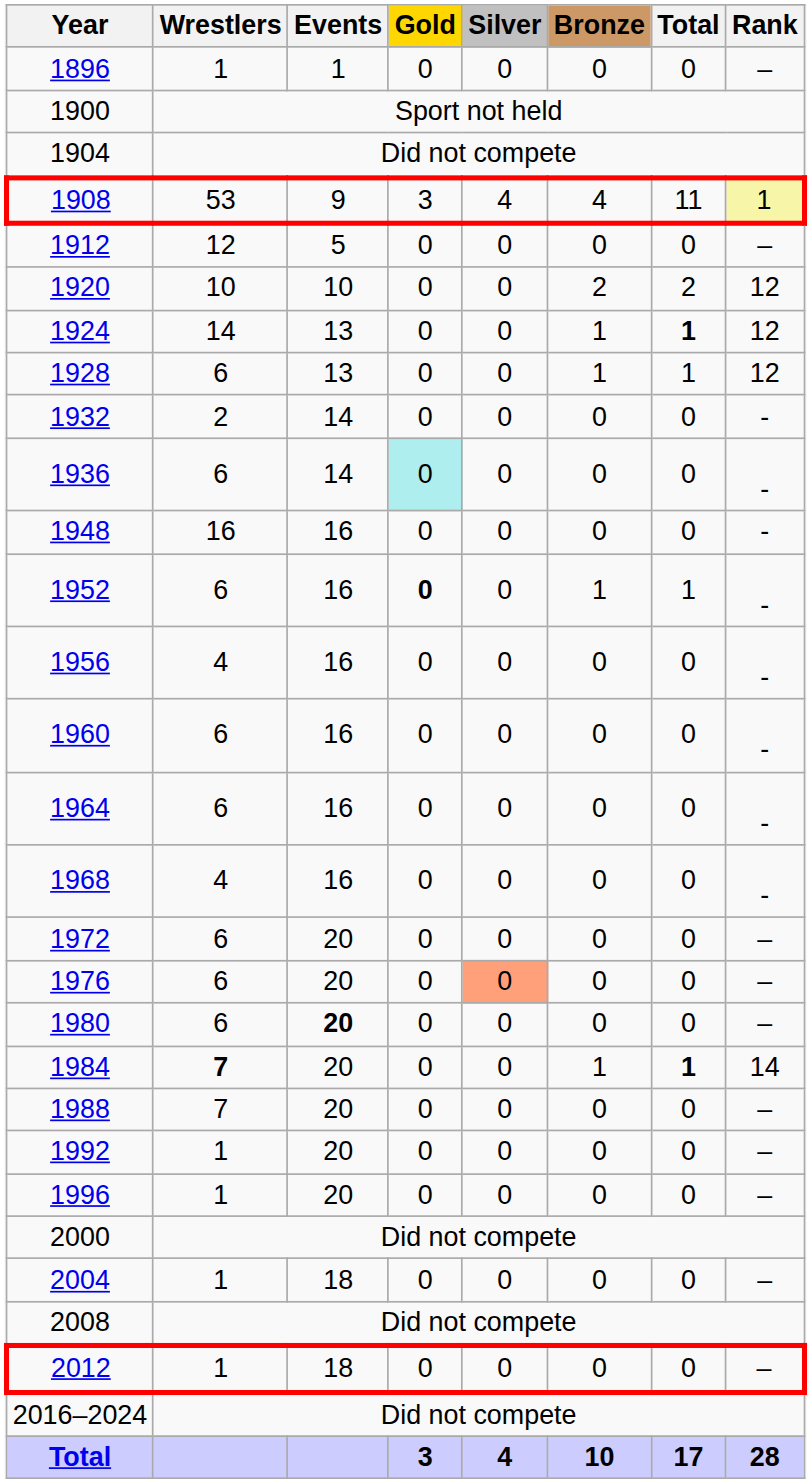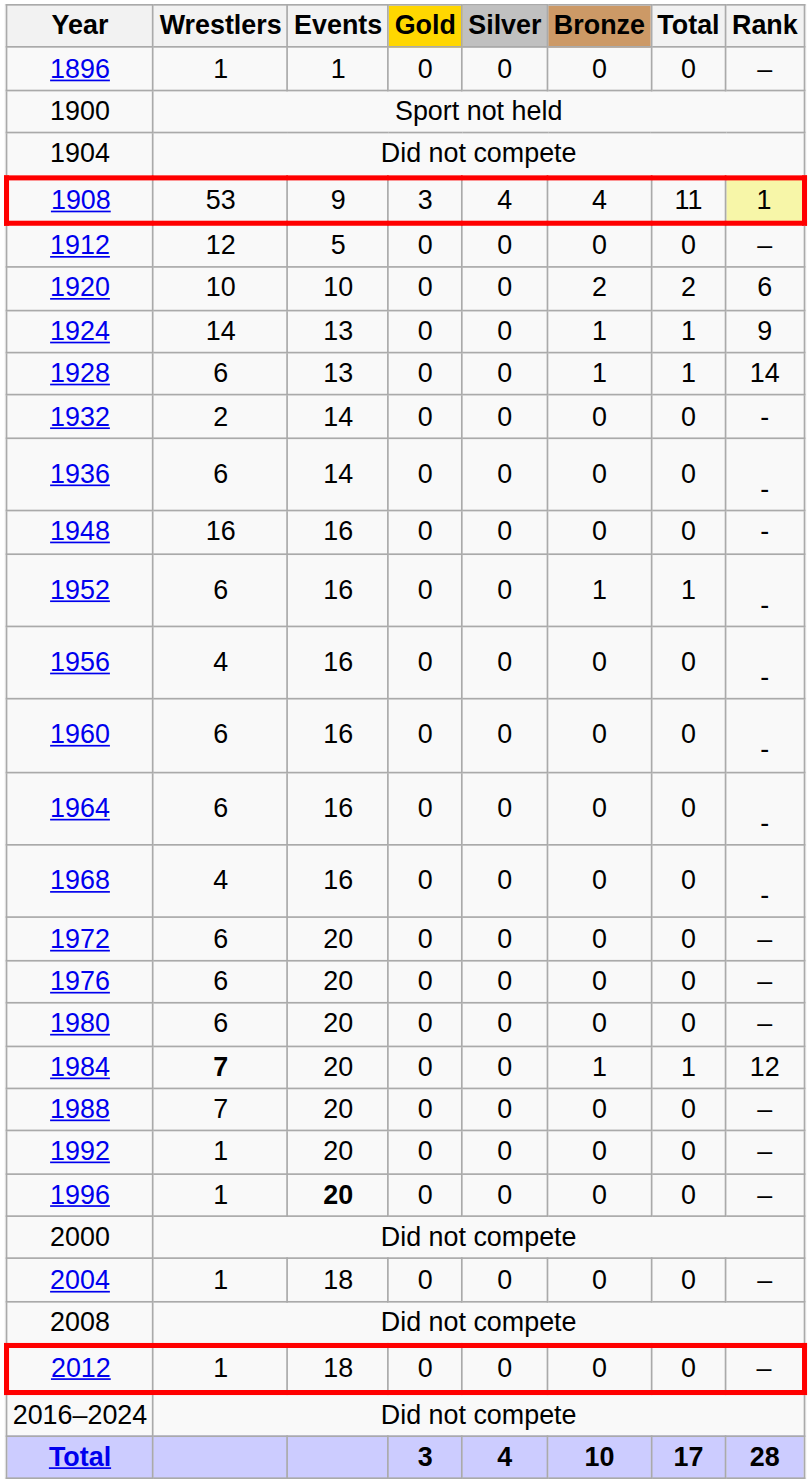(765, 288) 12 -> (765, 288) 6
(688, 330) bold -> (688, 330) normal
(765, 330) 12 -> (765, 330) 9
(765, 373) 12 -> (765, 373) 14
(425, 473) paleturquoise background -> (425, 473) no background
(425, 589) bold -> (425, 589) normal
(505, 981) lightsalmon background -> (505, 981) no background
(338, 1023) bold -> (338, 1023) normal
(688, 1066) bold -> (688, 1066) normal
(765, 1066) 14 -> (765, 1066) 12
(338, 1194) normal -> (338, 1194) bold
